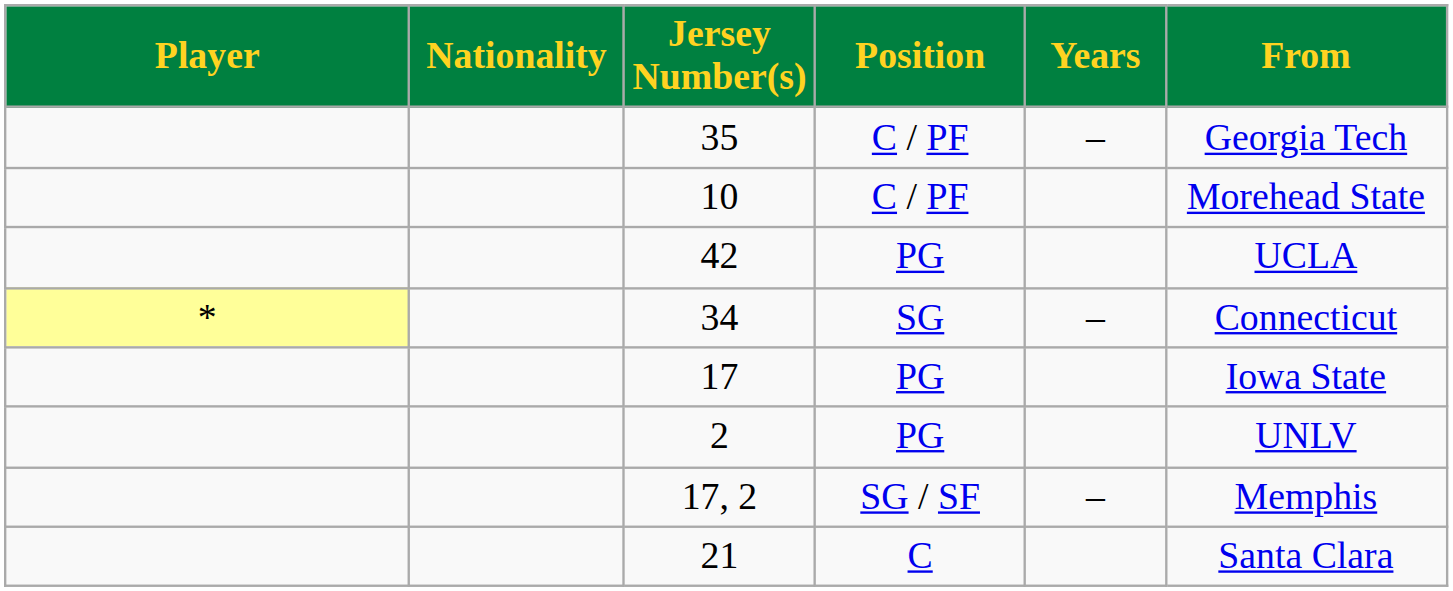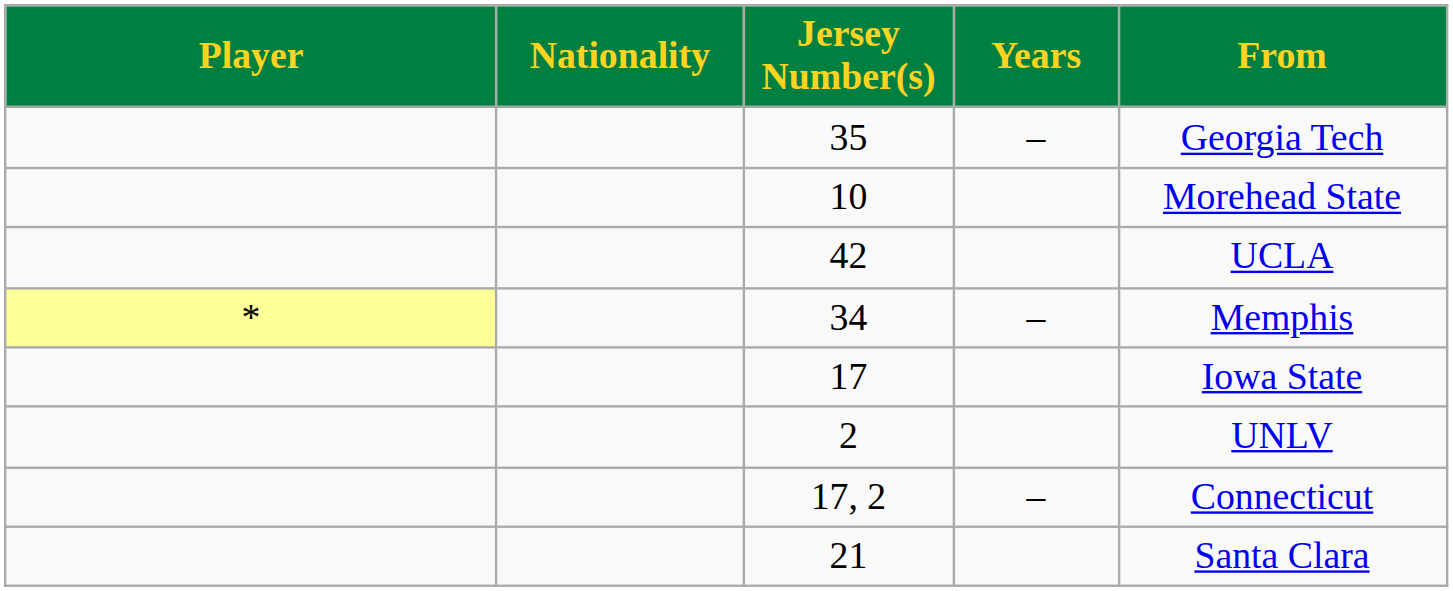- column: (920, 55)
(1306, 316) Connecticut -> (1282, 316) Memphis
(1306, 496) Memphis -> (1282, 496) Connecticut
